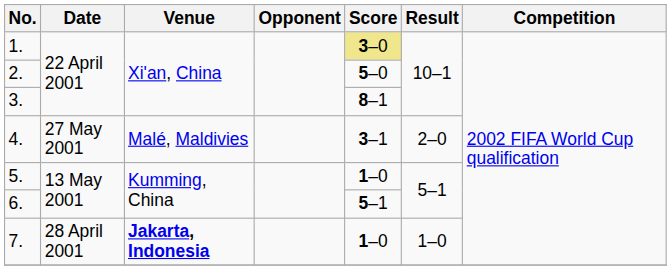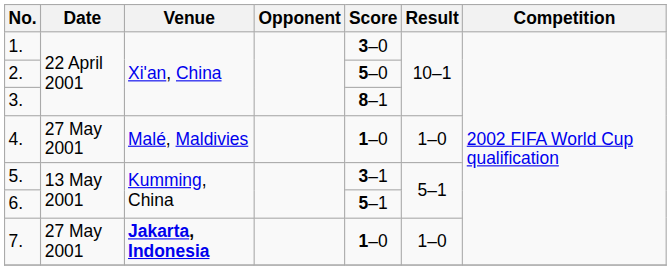(373, 45) khaki background -> (373, 45) no background
(373, 138) 3–1 -> (373, 138) 1–0
(432, 138) 2–0 -> (432, 138) 1–0
(373, 176) 1–0 -> (373, 176) 3–1
(74, 241) 28 April 2001 -> (73, 241) 27 May 2001
